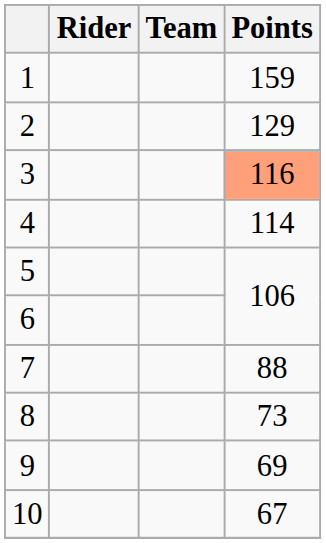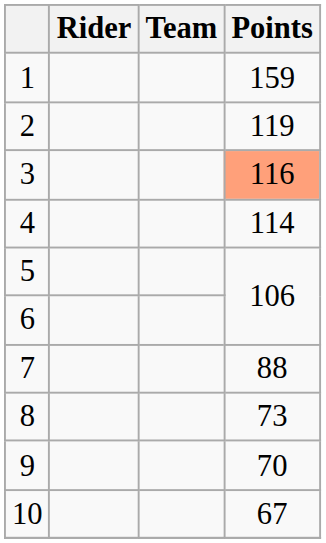(272, 125) 129 -> (272, 125) 119
(272, 464) 69 -> (272, 464) 70
